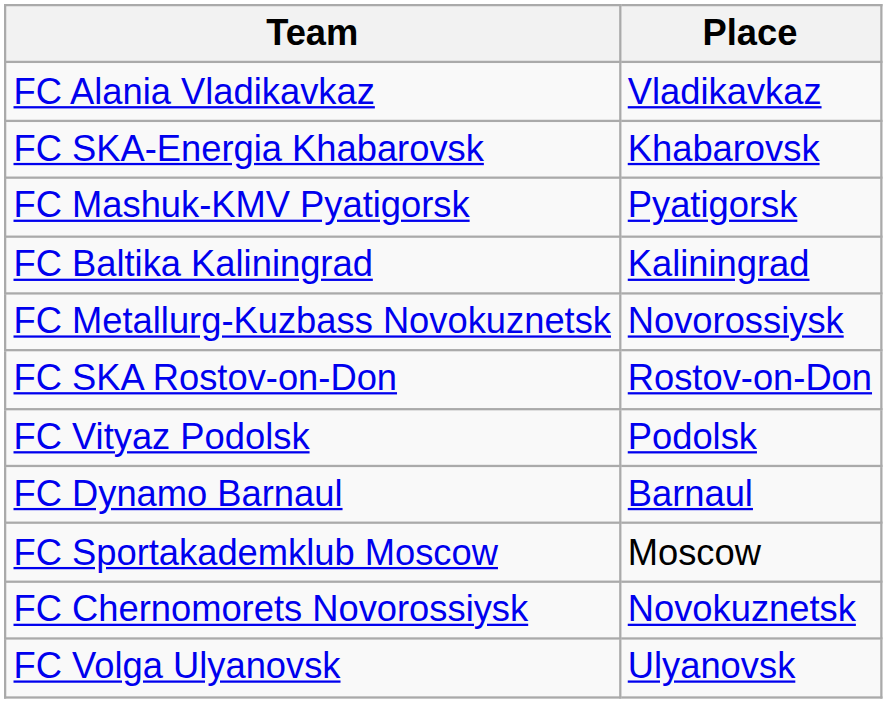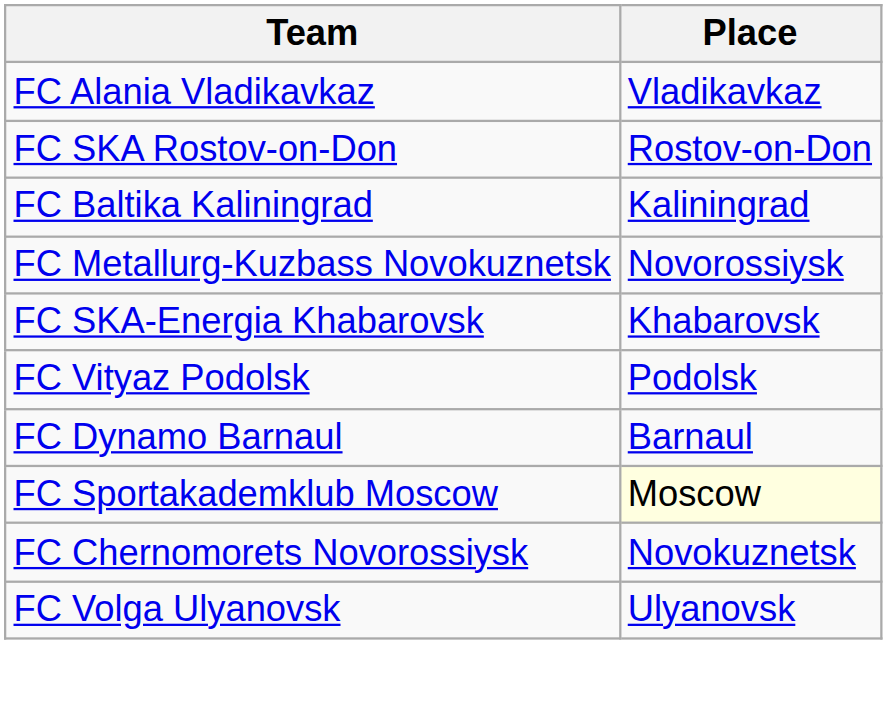rows swapped: (249, 148) <-> (205, 378)
- row: (242, 206)
(694, 551) no background -> (694, 494) lightyellow background
